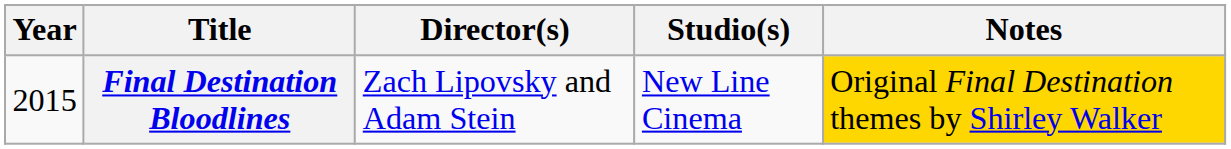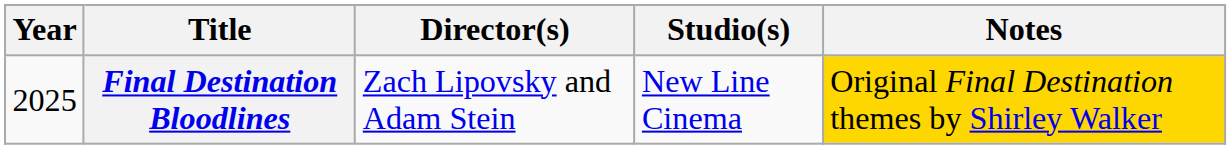(45, 99) 2015 -> (45, 99) 2025
